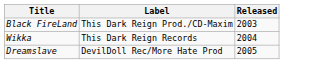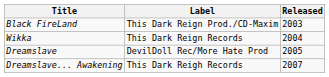+ row: (64, 66)
